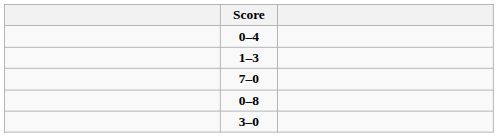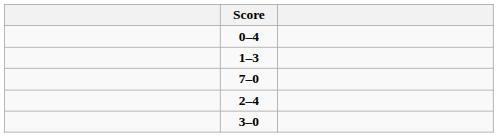+ row: (249, 100)
- row: (249, 100)
